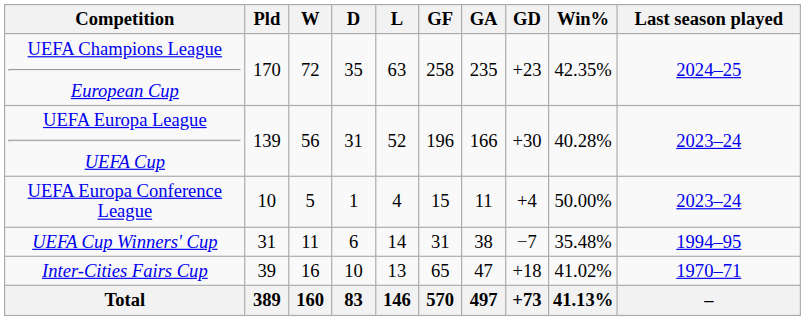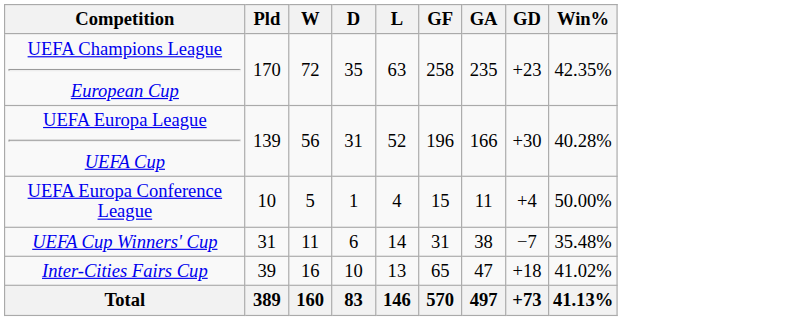- column: (709, 19)
